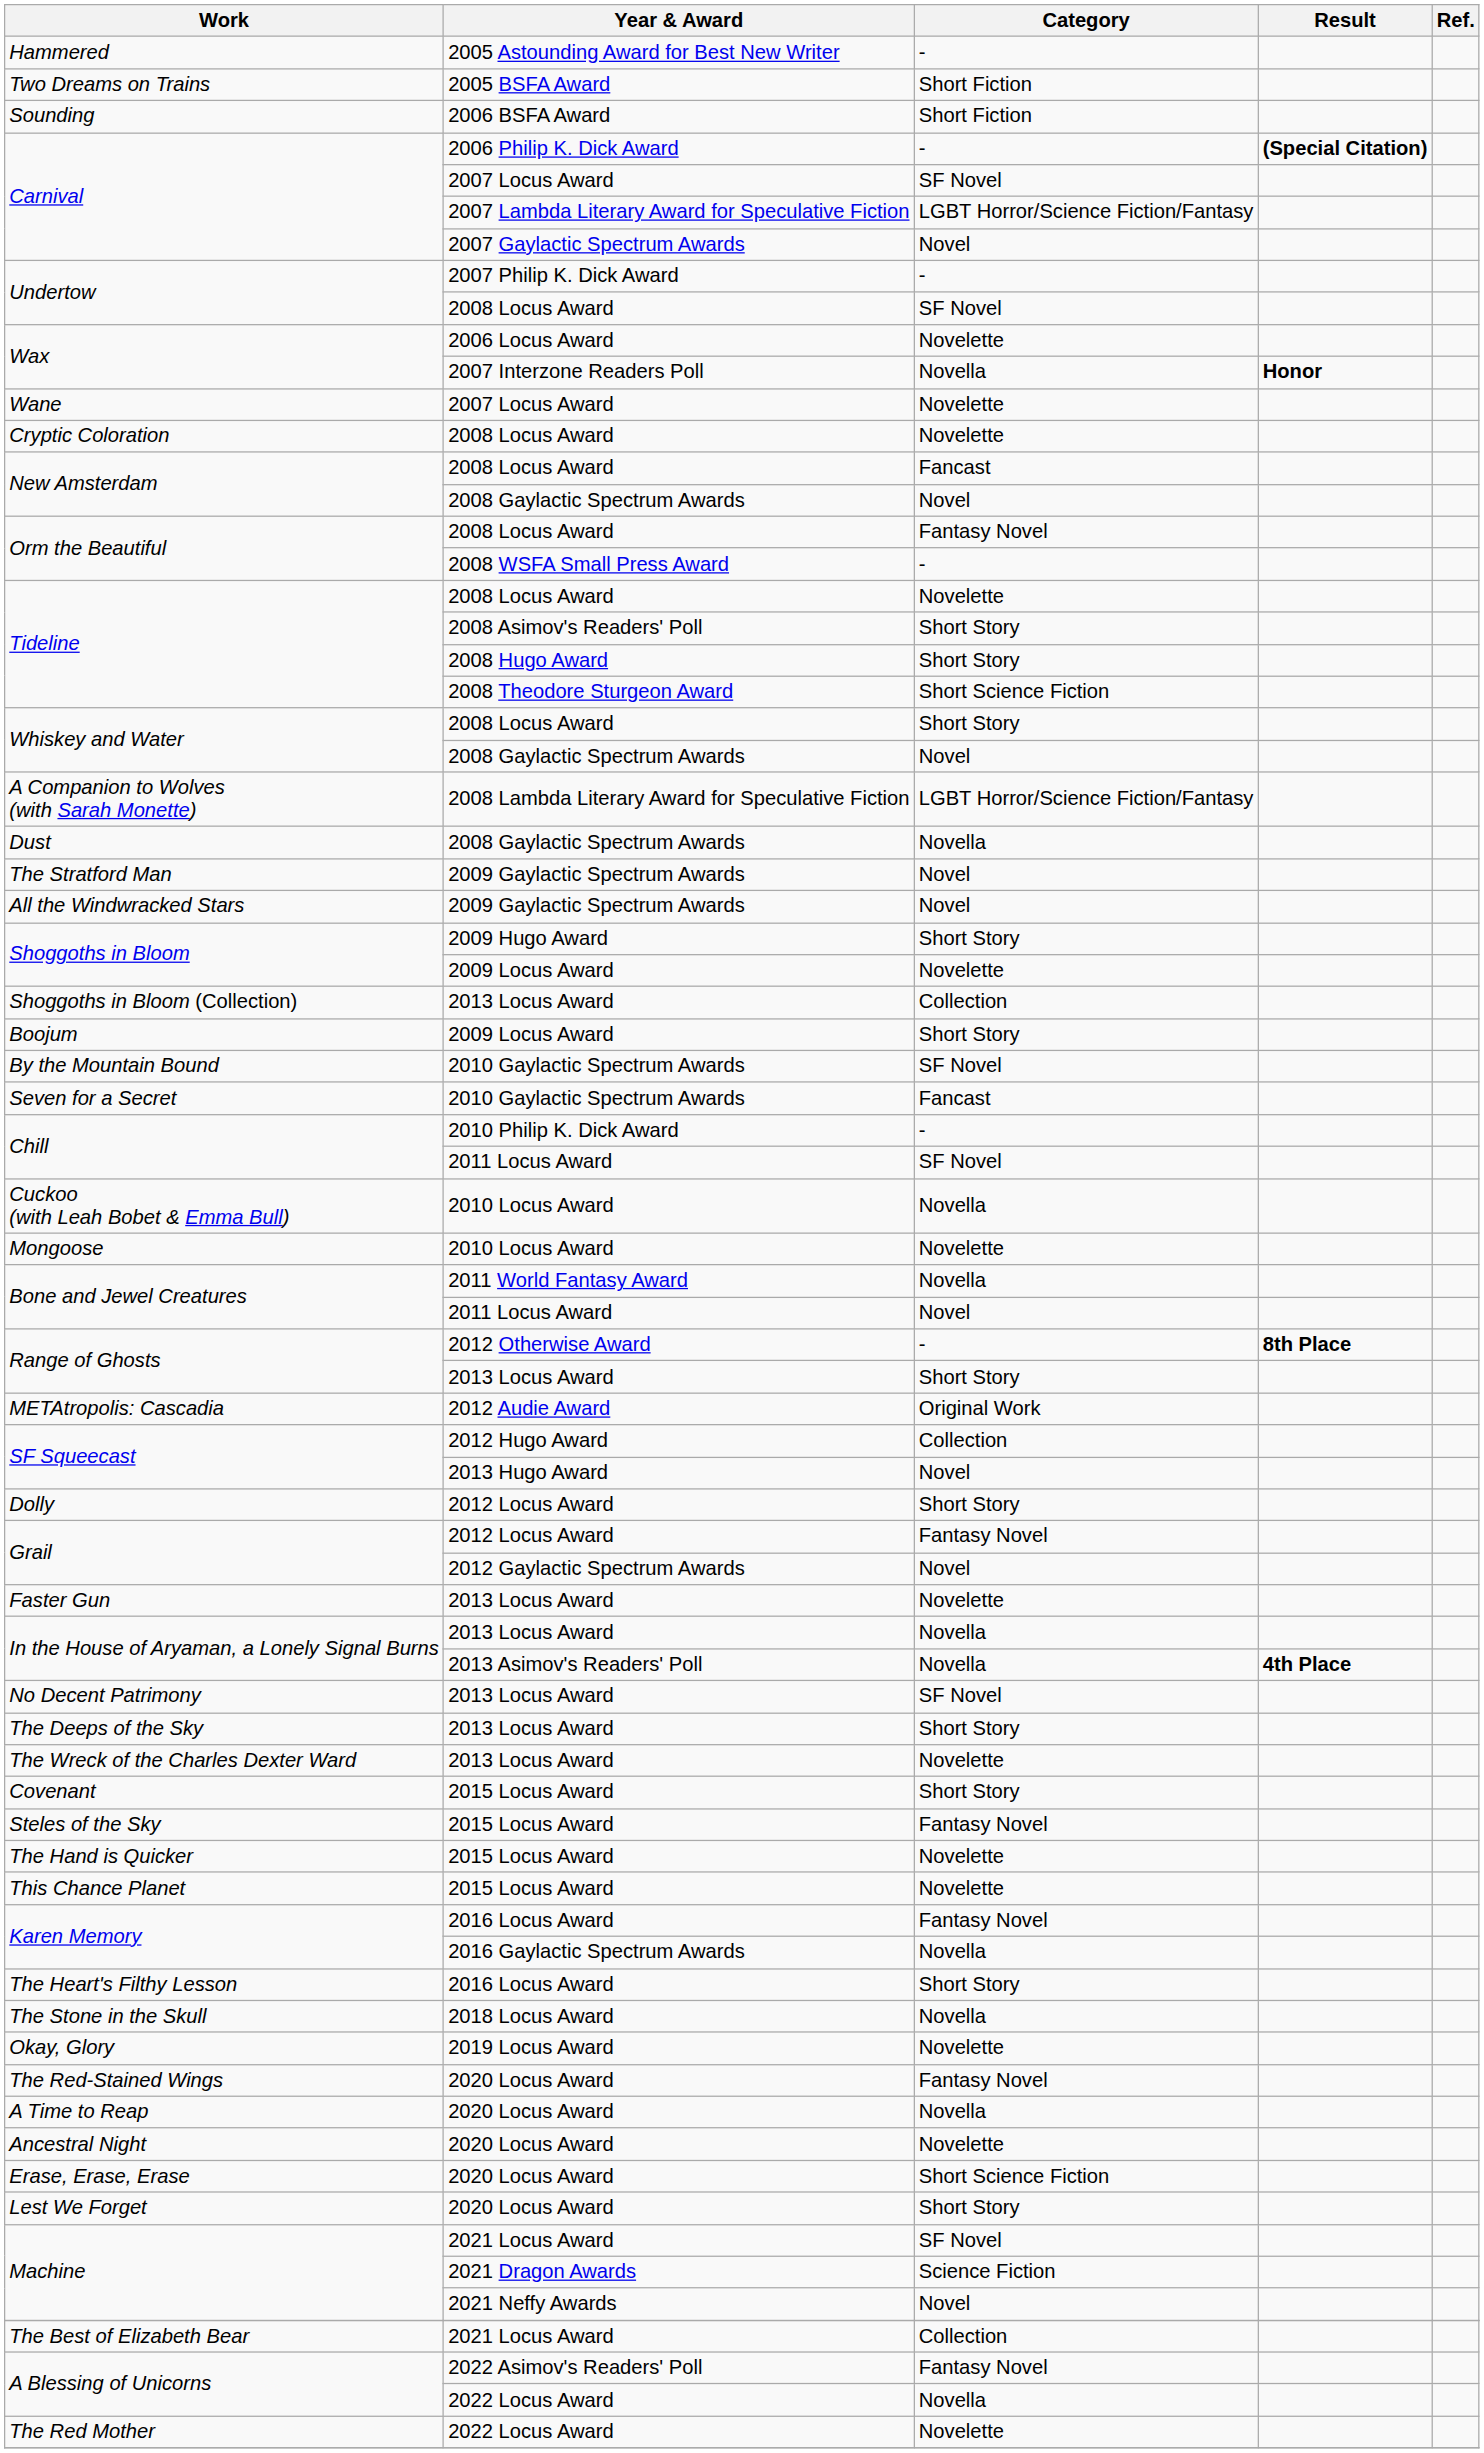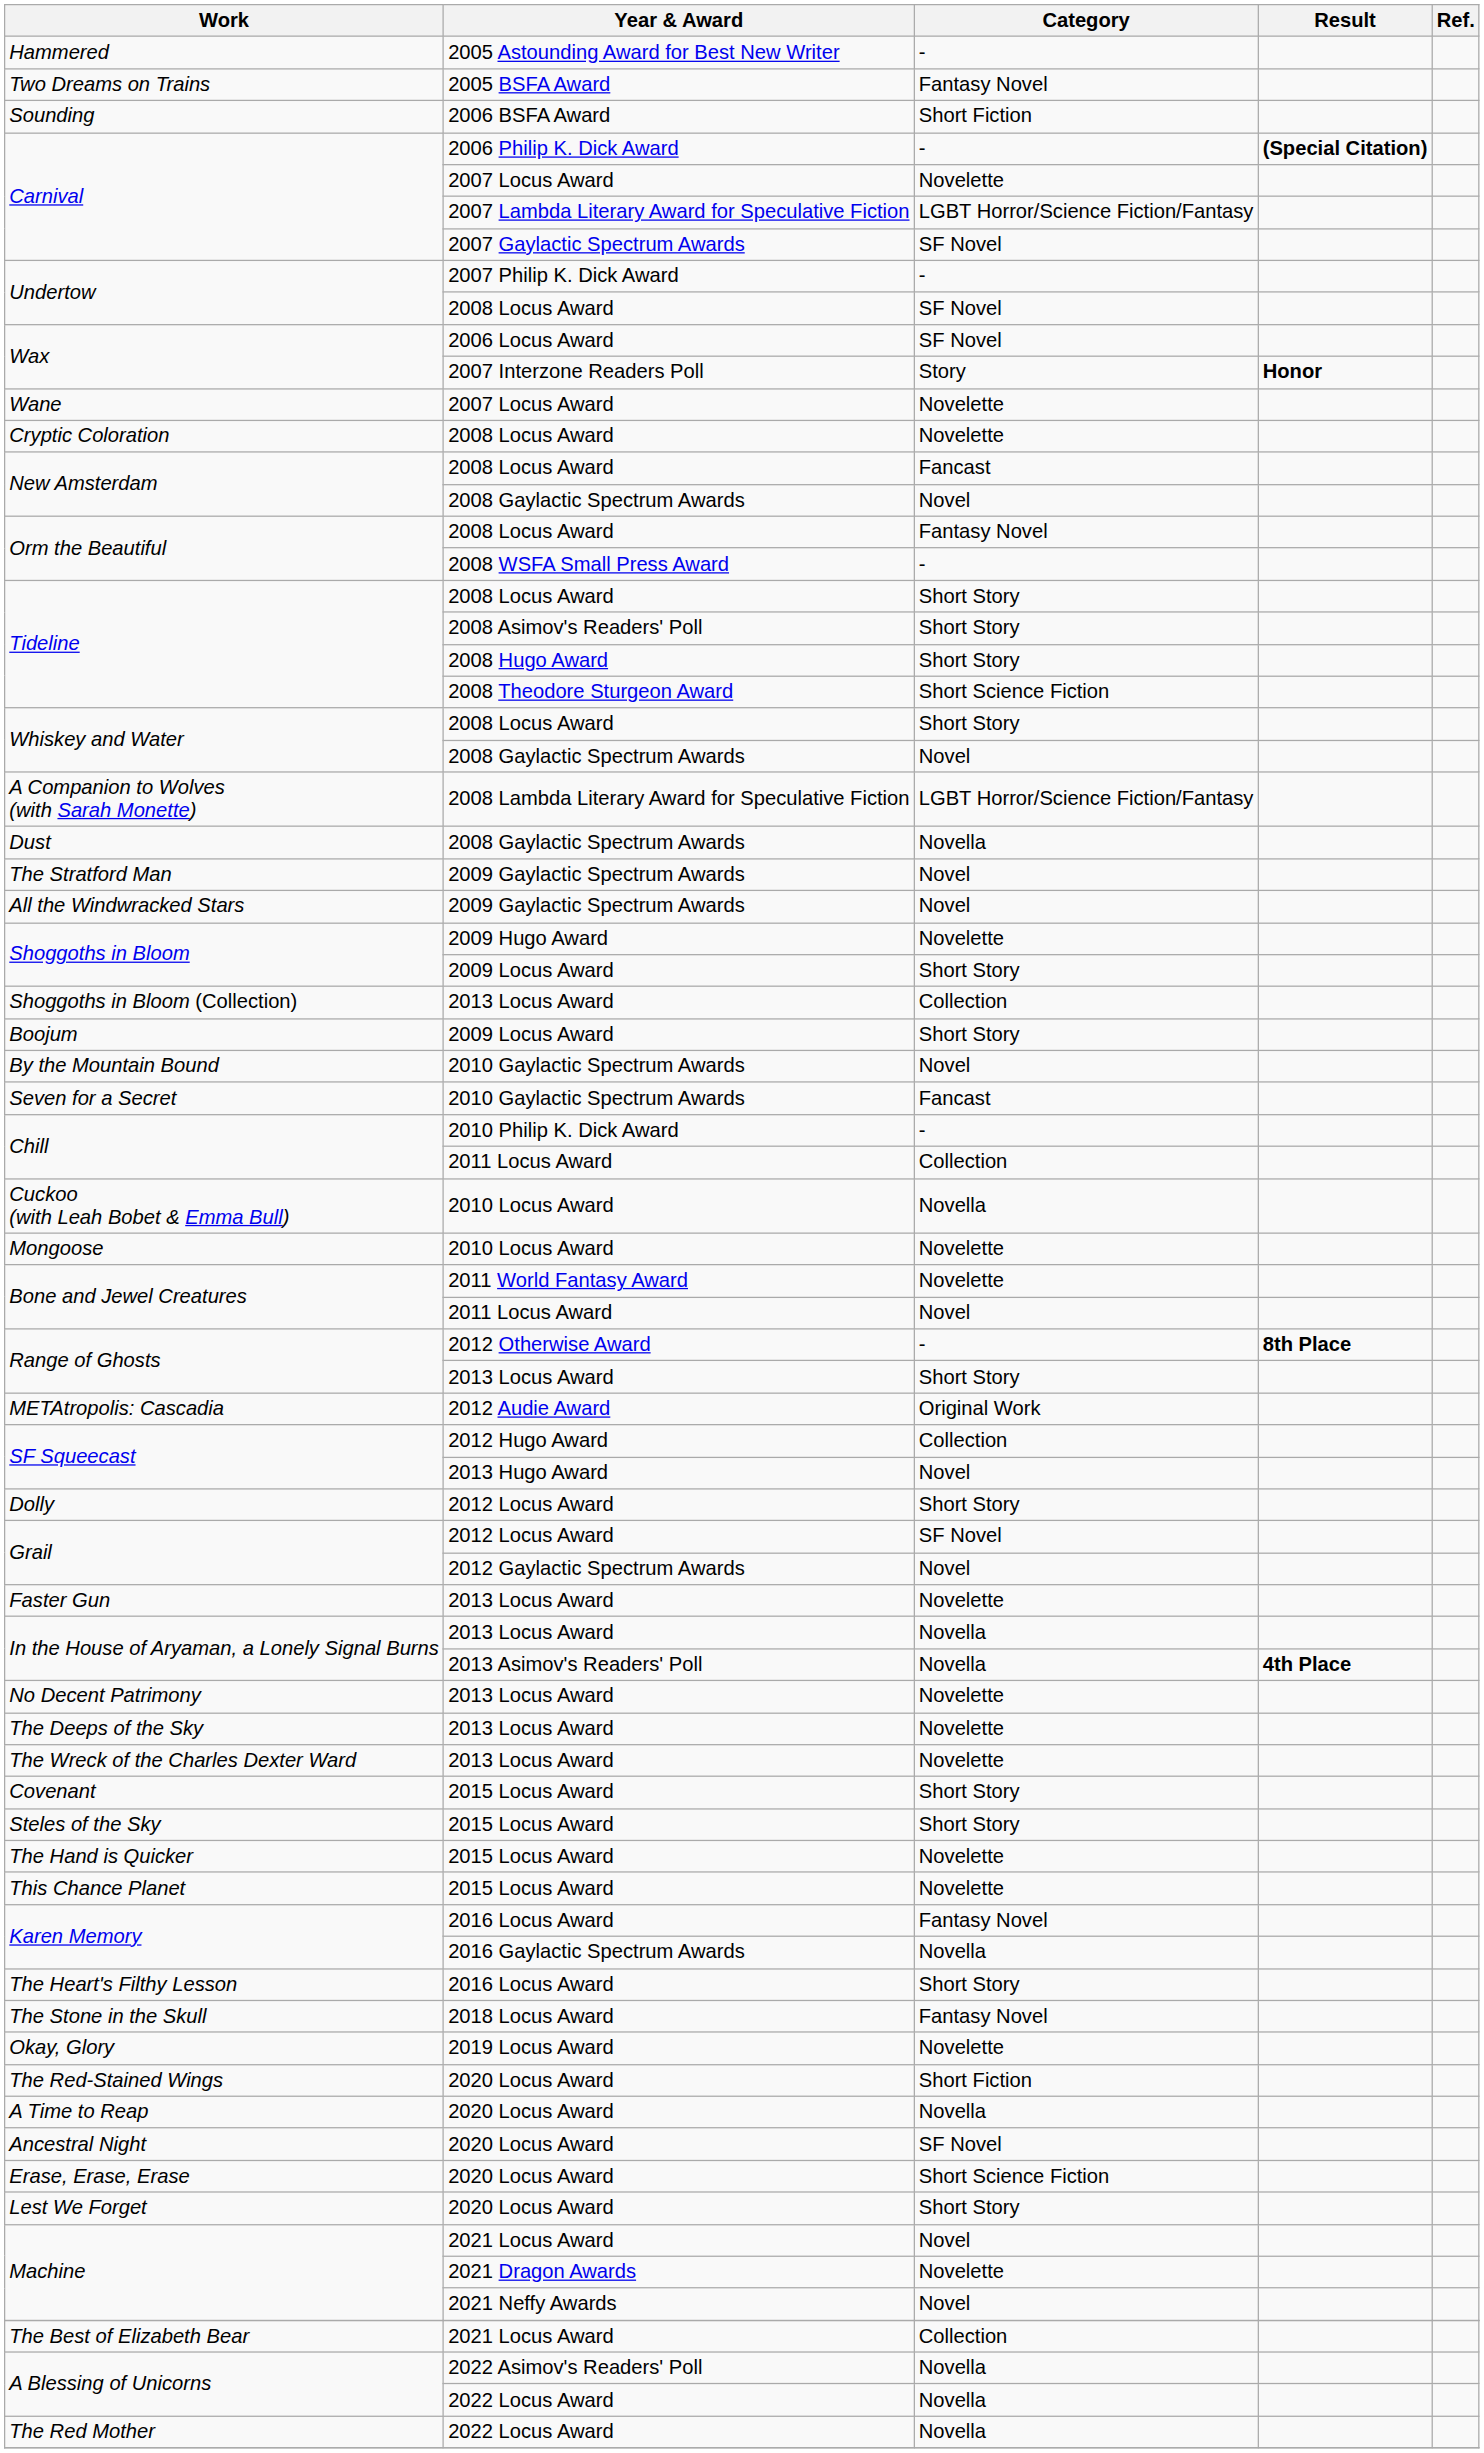(975, 84) Short Fiction -> (983, 84) Fantasy Novel
(960, 180) SF Novel -> (961, 180) Novelette
(945, 244) Novel -> (960, 244) SF Novel
(961, 340) Novelette -> (960, 340) SF Novel
(952, 372) Novella -> (942, 372) Story
(961, 595) Novelette -> (969, 595) Short Story
(969, 938) Short Story -> (961, 938) Novelette
(961, 970) Novelette -> (969, 970) Short Story
(960, 1066) SF Novel -> (945, 1066) Novel
(960, 1162) SF Novel -> (963, 1162) Collection
(952, 1280) Novella -> (961, 1280) Novelette
(983, 1536) Fantasy Novel -> (960, 1536) SF Novel
(960, 1696) SF Novel -> (961, 1696) Novelette
(969, 1728) Short Story -> (961, 1728) Novelette
(983, 1824) Fantasy Novel -> (969, 1824) Short Story
(952, 2016) Novella -> (983, 2016) Fantasy Novel
(983, 2080) Fantasy Novel -> (975, 2080) Short Fiction
(961, 2144) Novelette -> (960, 2144) SF Novel
(960, 2239) SF Novel -> (945, 2239) Novel
(987, 2271) Science Fiction -> (961, 2271) Novelette
(983, 2367) Fantasy Novel -> (952, 2367) Novella
(961, 2431) Novelette -> (952, 2431) Novella
